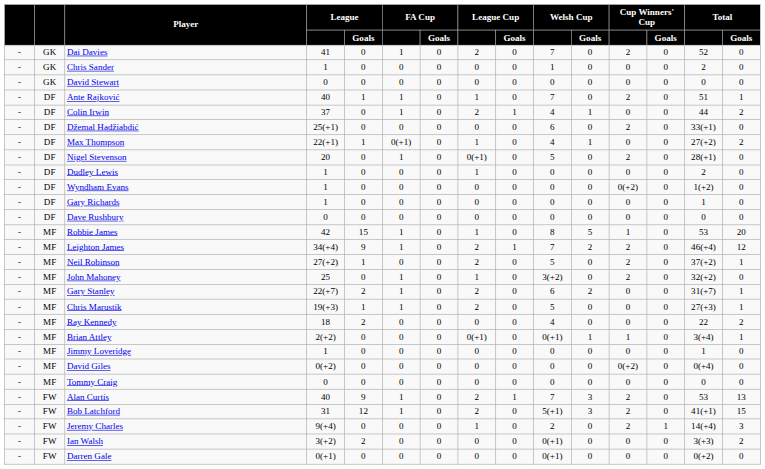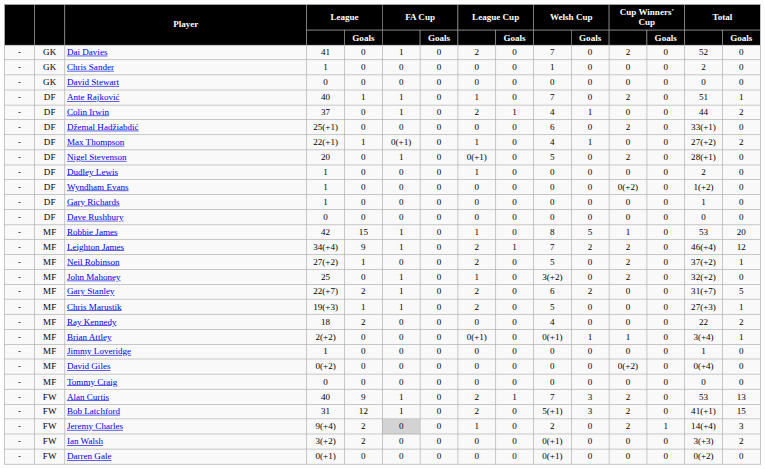(741, 292) 1 -> (741, 292) 5
(363, 427) 0 -> (363, 427) 2
(401, 427) no background -> (401, 427) lightgrey background
